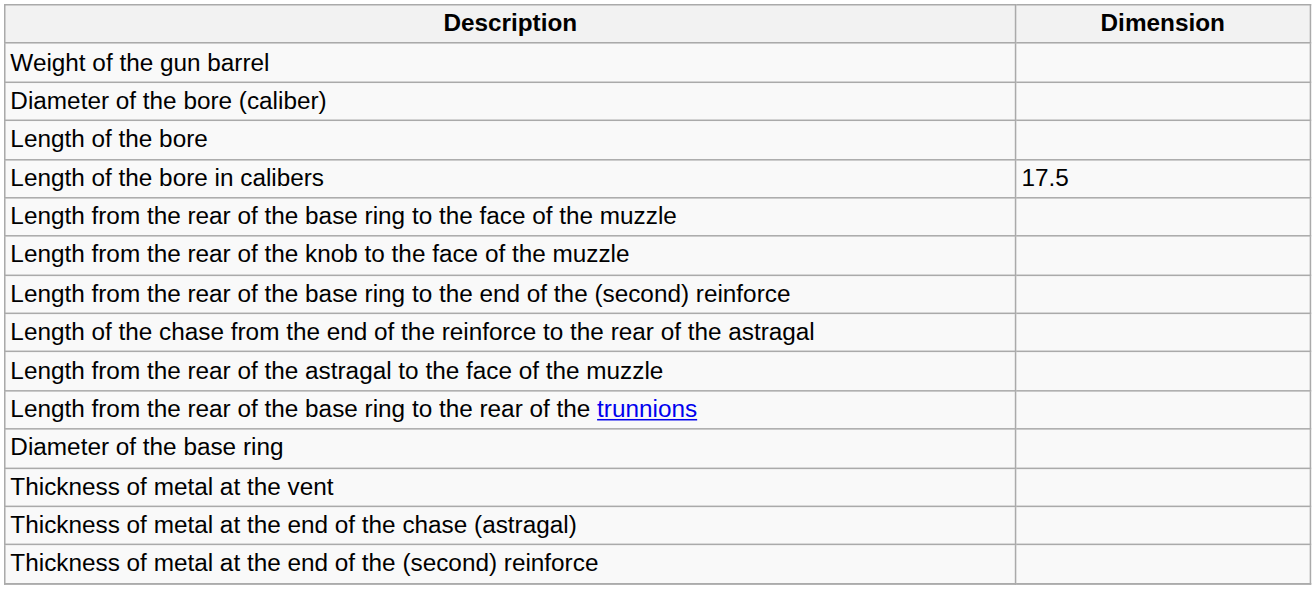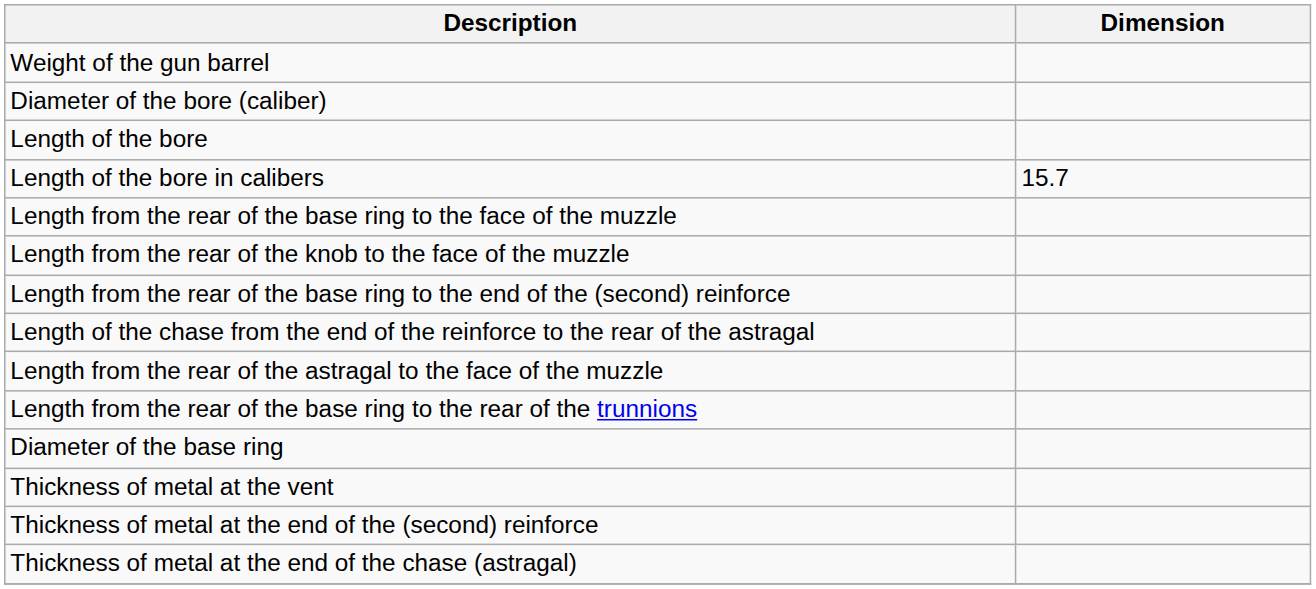(1045, 178) 17.5 -> (1045, 178) 15.7
rows swapped: (304, 563) <-> (294, 525)
